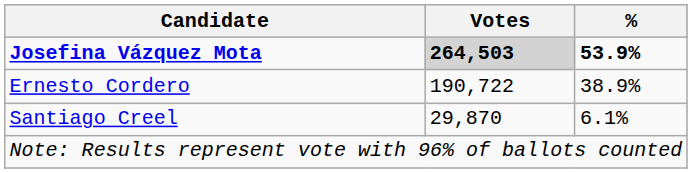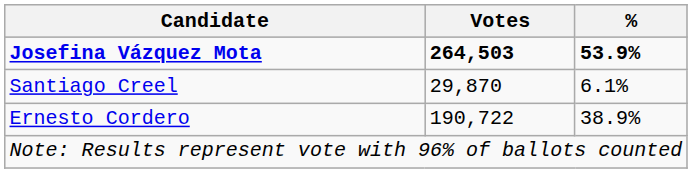(472, 54) lightgrey background -> (472, 54) no background
rows swapped: (100, 86) <-> (94, 119)
